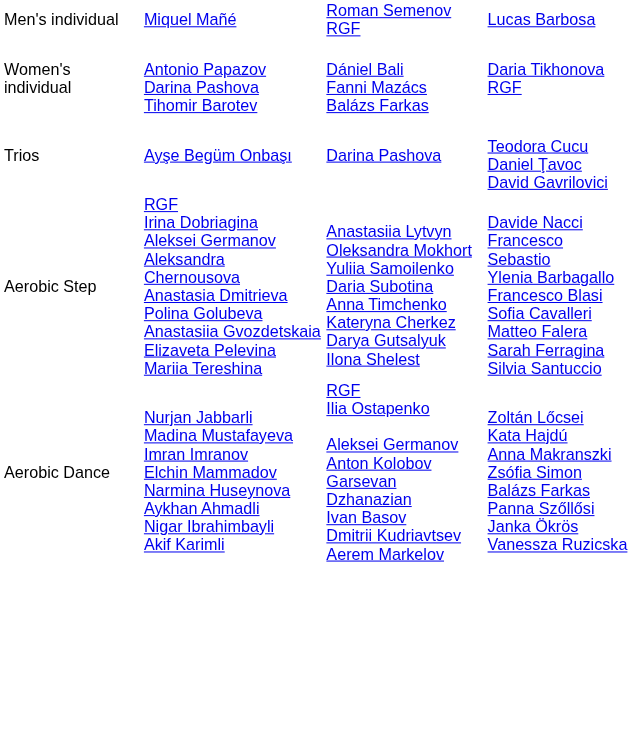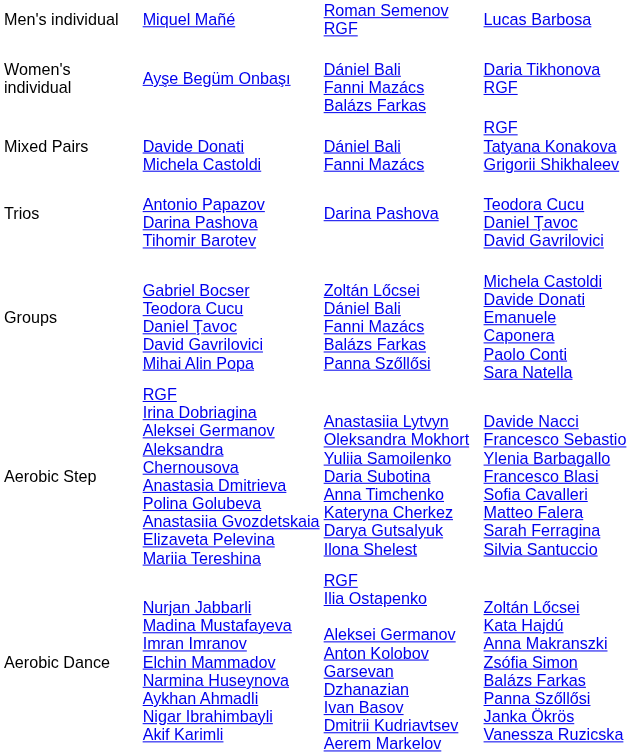(205, 87) Antonio Papazov Darina Pashova Tihomir Barotev -> (217, 78) Ayşe Begüm Onbaşı
+ row: (46, 146)
(218, 155) Ayşe Begüm Onbaşı -> (204, 223) Antonio Papazov Darina Pashova Tihomir Barotev
+ row: (31, 318)
